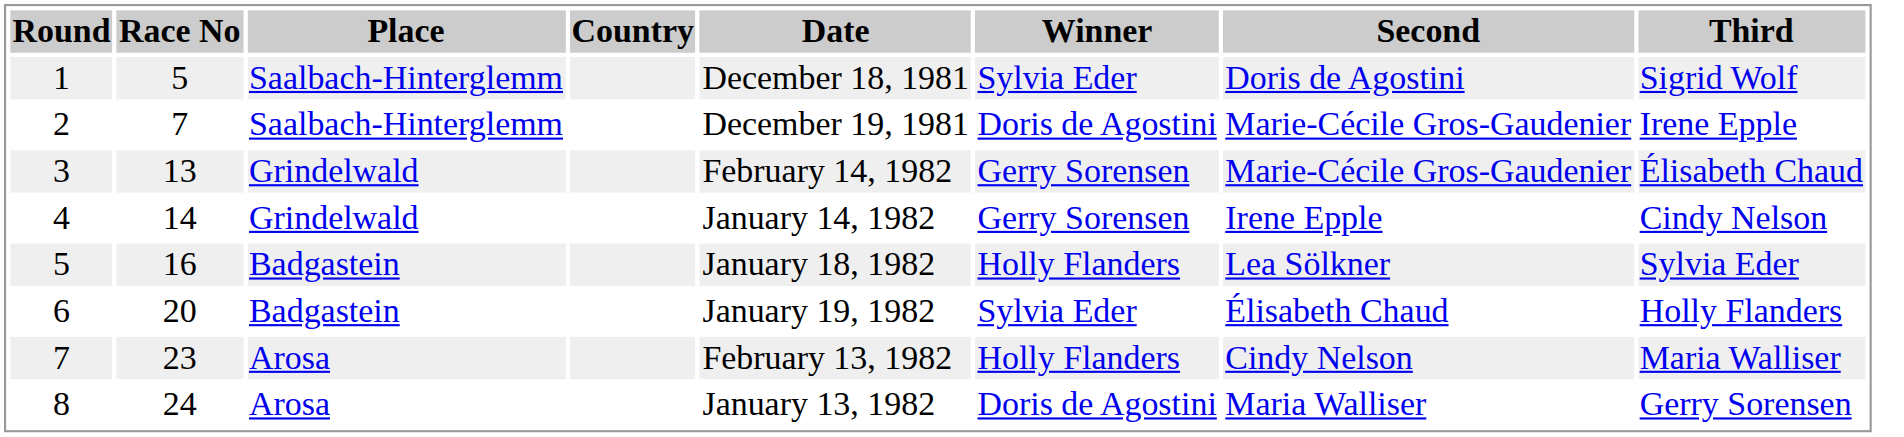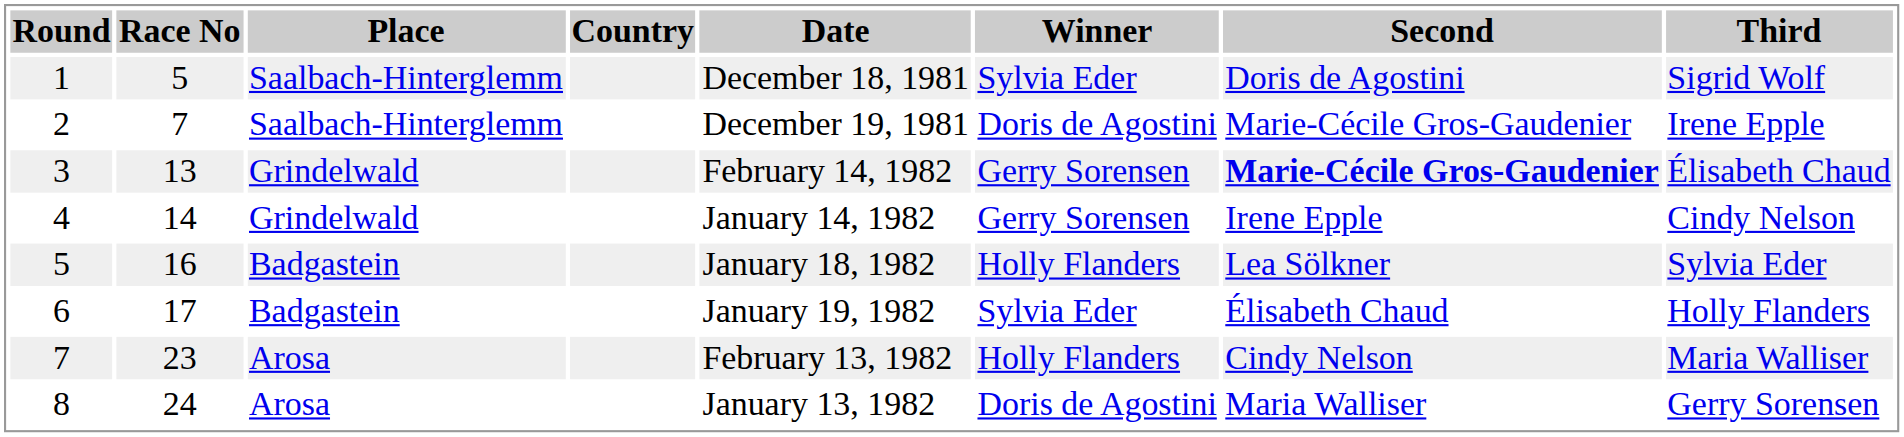(1428, 170) normal -> (1442, 170) bold
(180, 310) 20 -> (180, 310) 17
